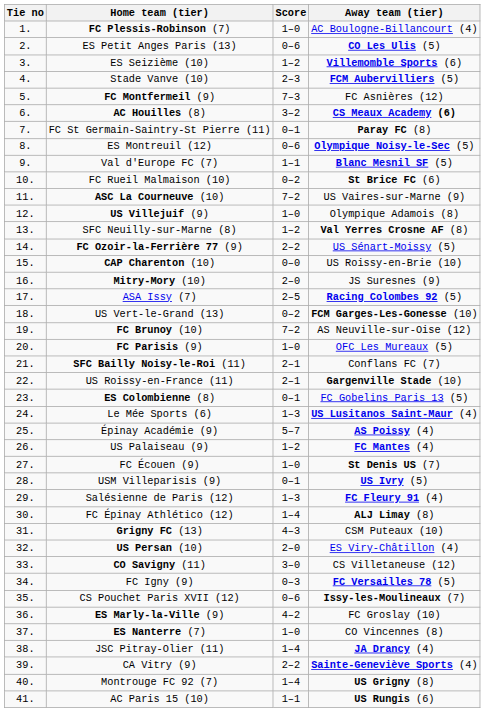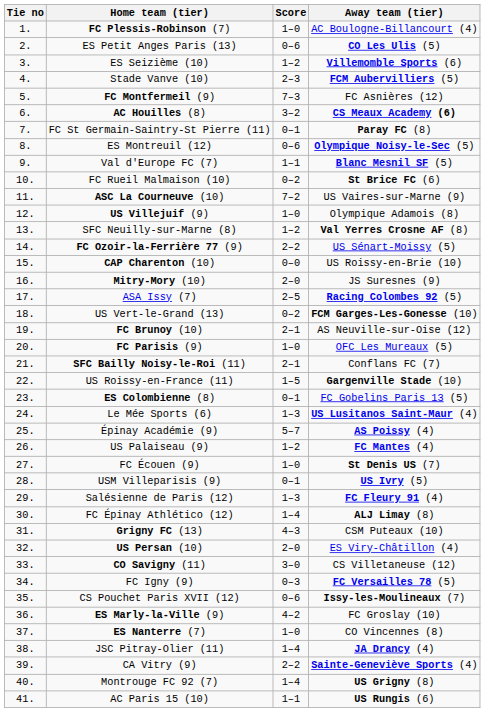(291, 331) 7–2 -> (291, 331) 2–1
(291, 381) 2–1 -> (291, 381) 1–5
